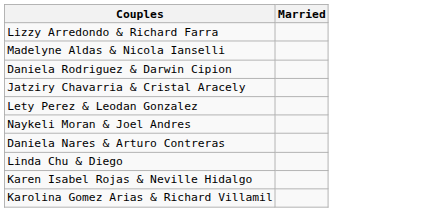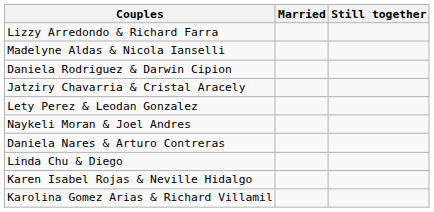+ column: (379, 14)
